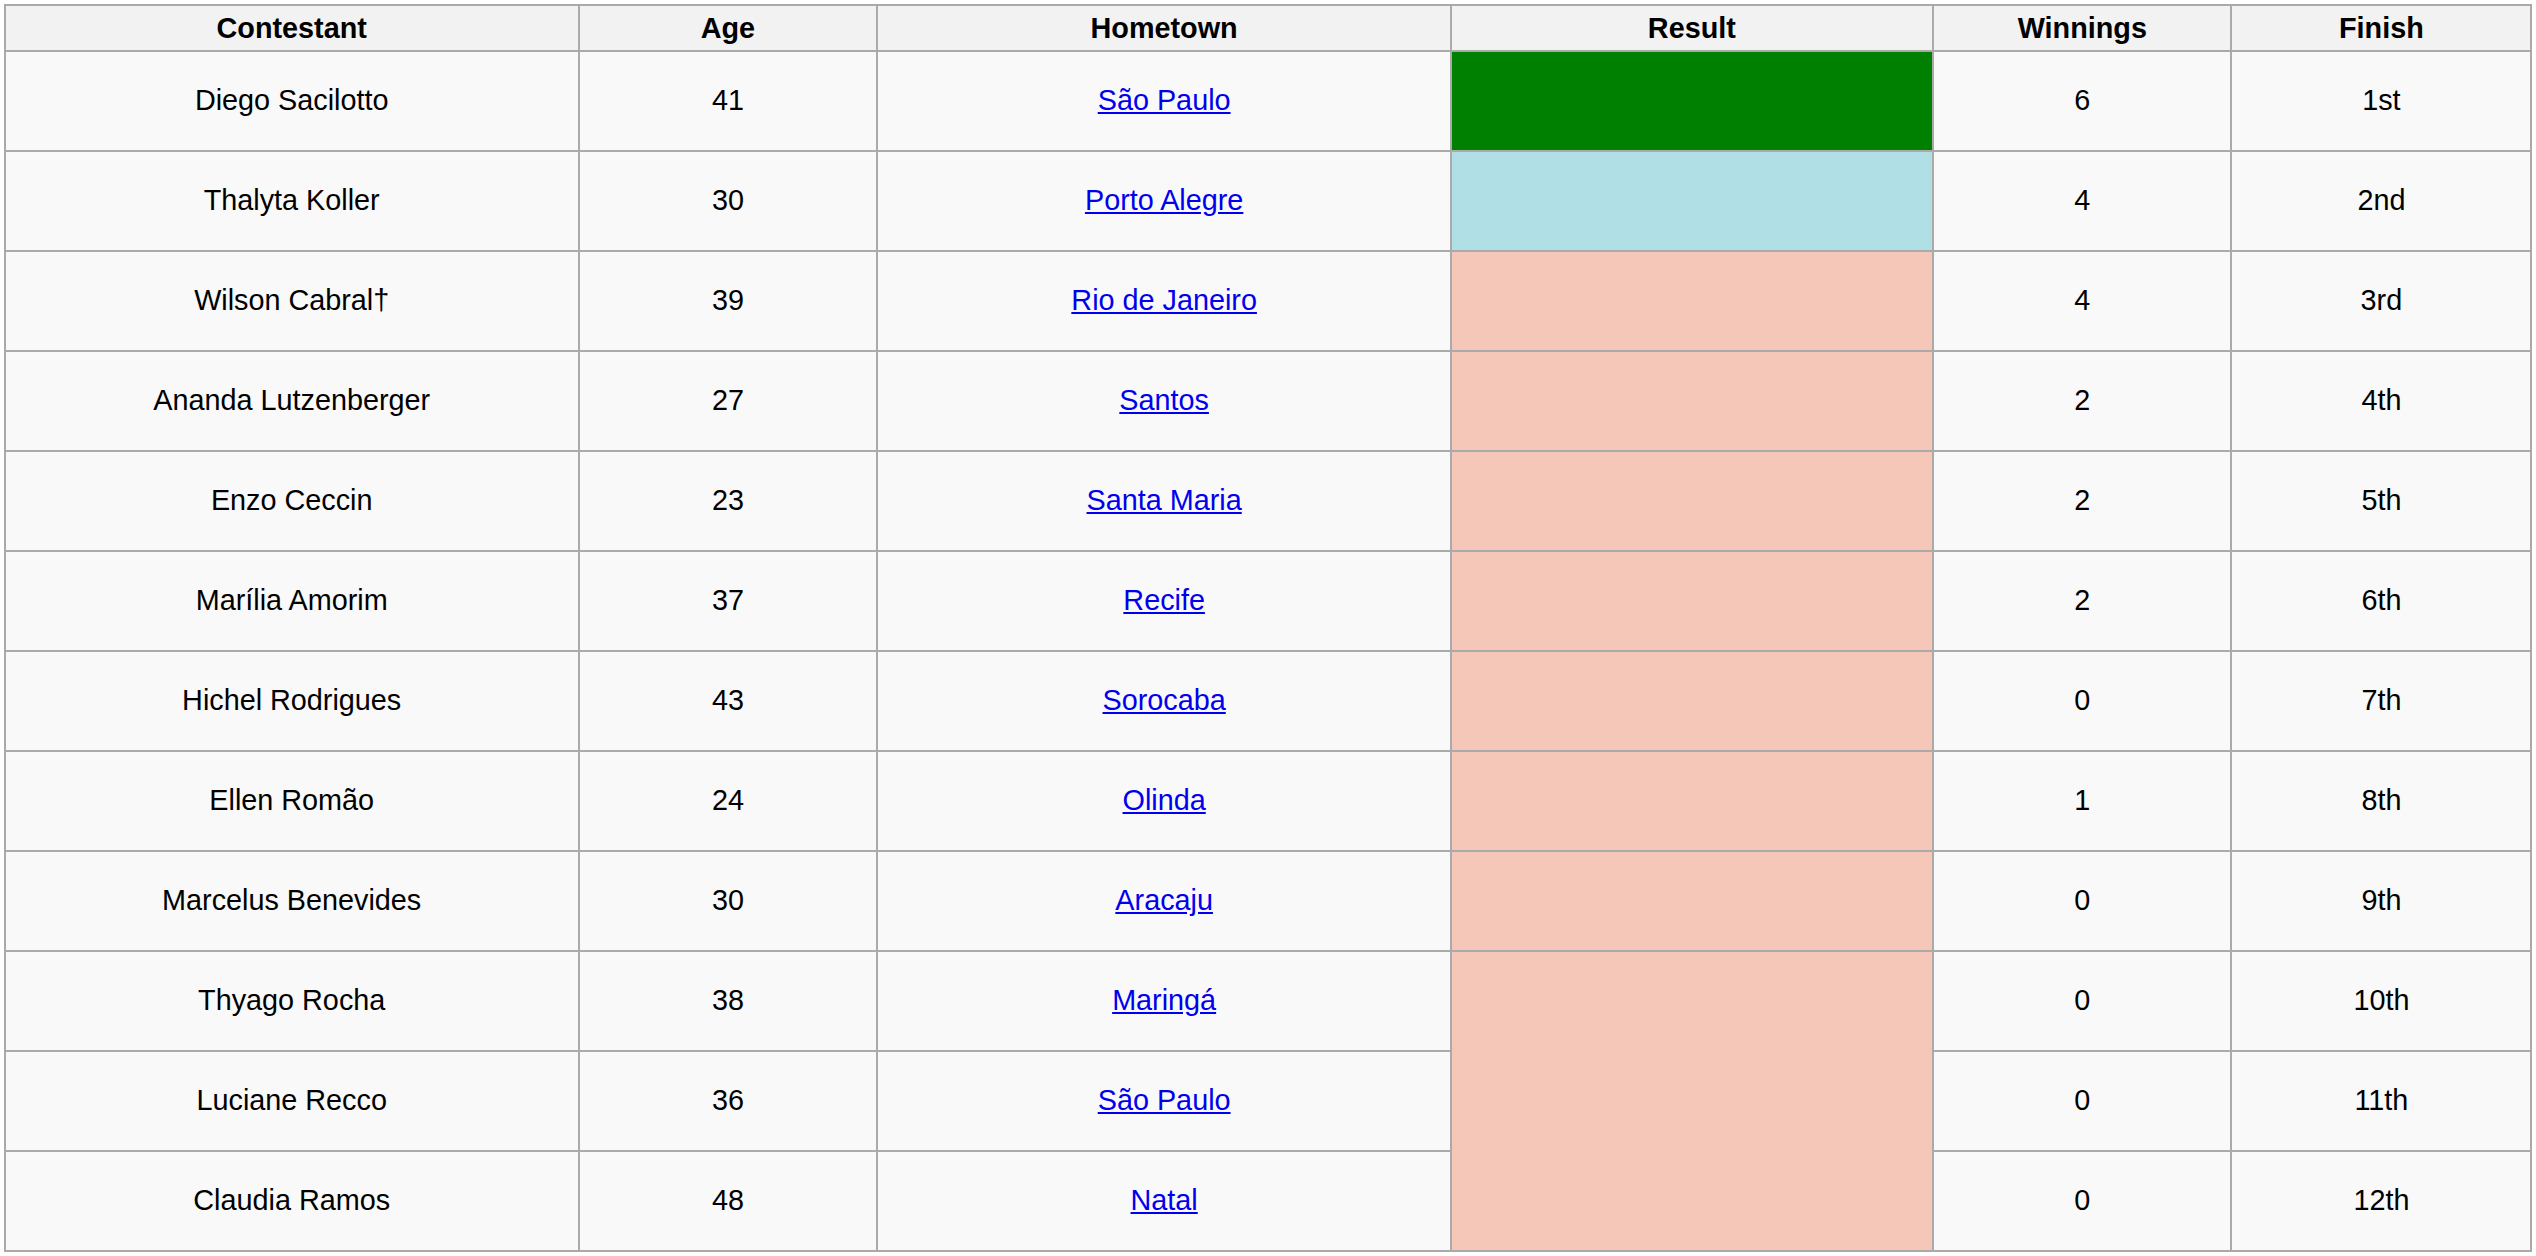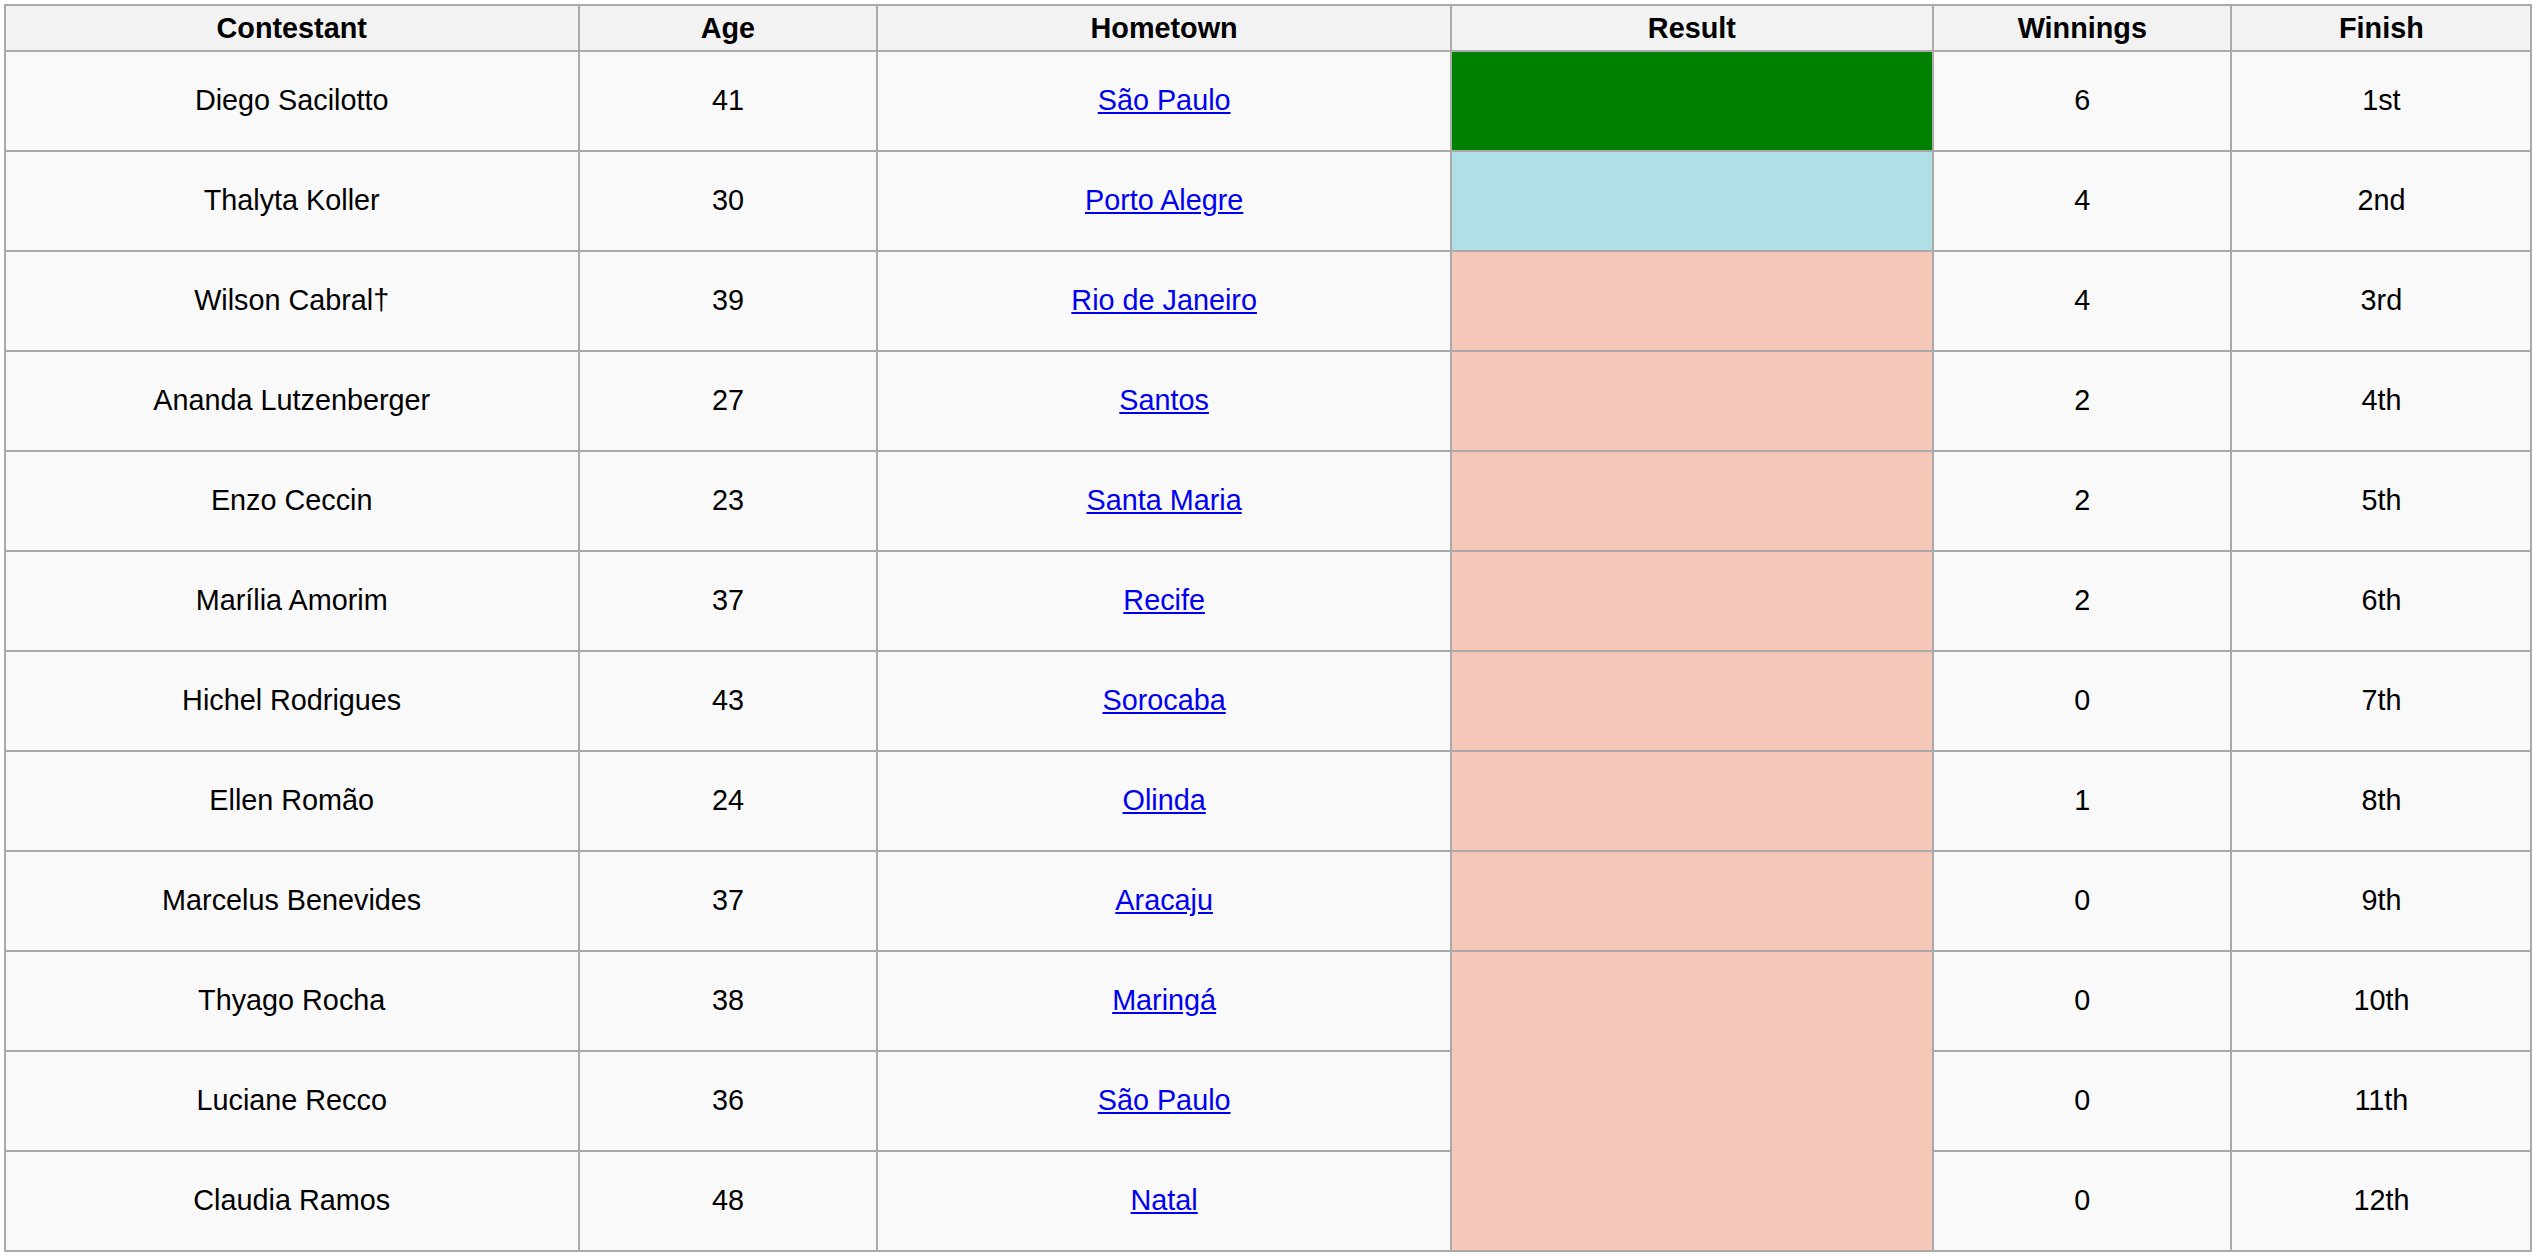(728, 901) 30 -> (728, 901) 37
